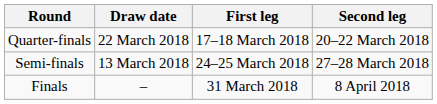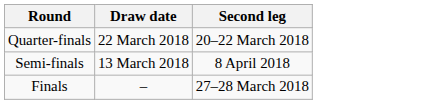- column: (252, 16)
(372, 63) 27–28 March 2018 -> (252, 63) 8 April 2018
(372, 87) 8 April 2018 -> (252, 87) 27–28 March 2018
